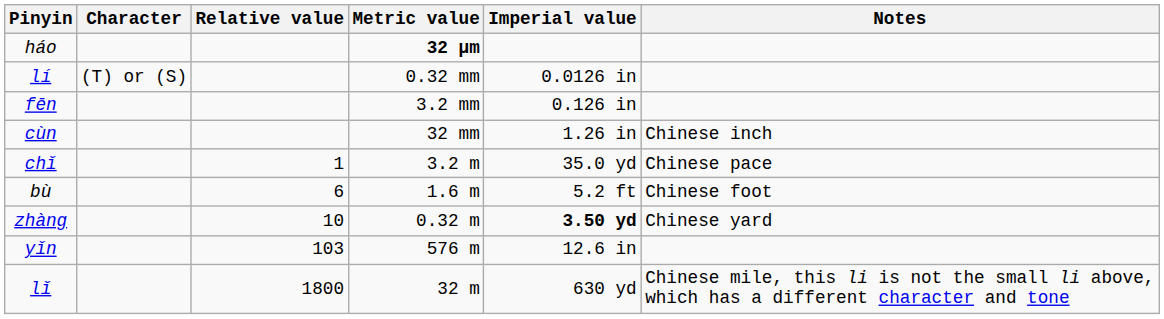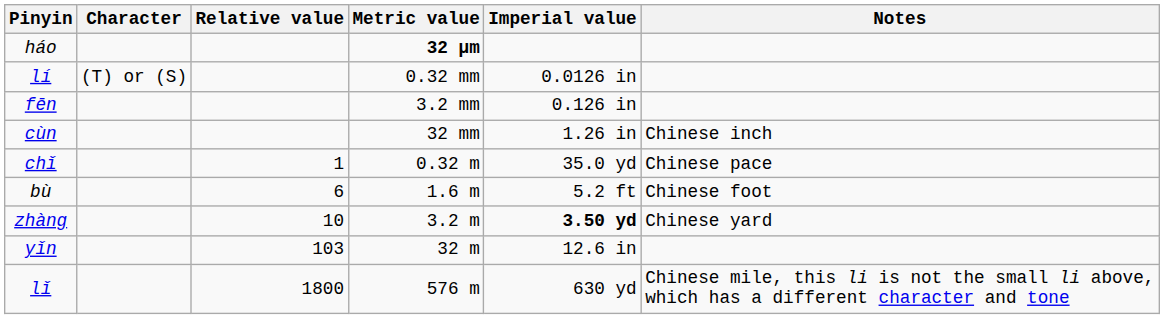(453, 163) 3.2 m -> (448, 163) 0.32 m
(448, 221) 0.32 m -> (453, 221) 3.2 m
(453, 250) 576 m -> (459, 250) 32 m
(459, 289) 32 m -> (453, 289) 576 m
